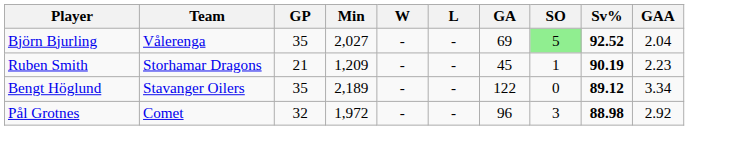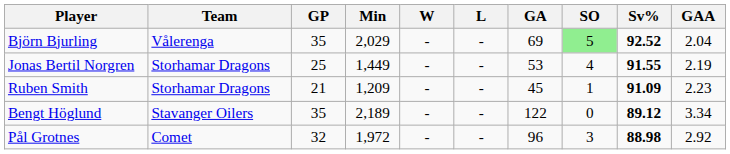(351, 40) 2,027 -> (373, 40) 2,029
+ row: (71, 64)
(607, 64) 90.19 -> (644, 88) 91.09
